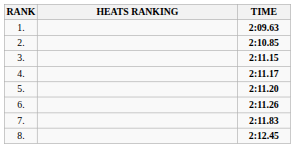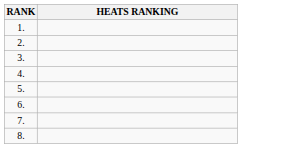- column: (264, 12)
